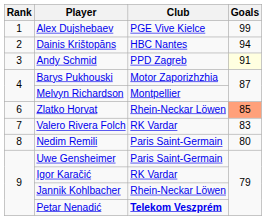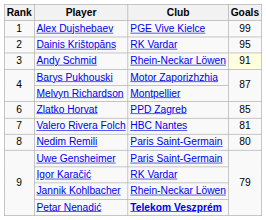(159, 45) HBC Nantes -> (154, 45) RK Vardar
(245, 45) 94 -> (245, 45) 95
(158, 61) PPD Zagreb -> (178, 61) Rhein-Neckar Löwen
(178, 110) Rhein-Neckar Löwen -> (158, 110) PPD Zagreb
(245, 110) lightsalmon background -> (245, 110) no background
(154, 126) RK Vardar -> (159, 126) HBC Nantes
(245, 126) 83 -> (245, 126) 81
